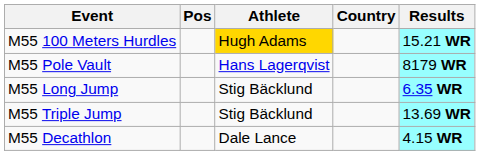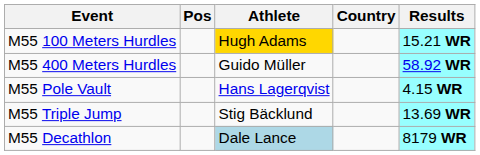+ row: (92, 65)
(435, 65) 8179 WR -> (432, 89) 4.15 WR
- row: (63, 89)
(257, 138) no background -> (257, 138) lightblue background
(432, 138) 4.15 WR -> (435, 138) 8179 WR
